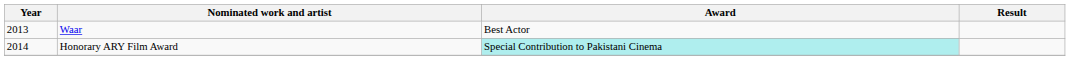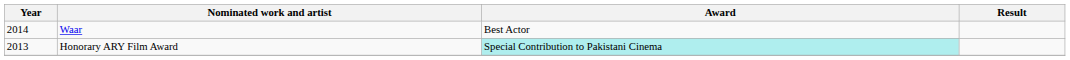(18, 30) 2013 -> (18, 30) 2014
(18, 47) 2014 -> (18, 47) 2013
